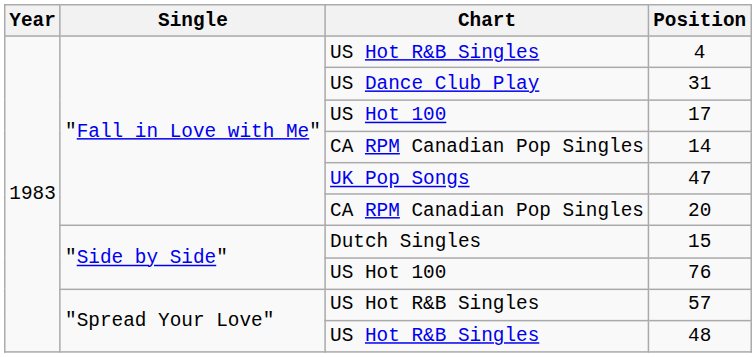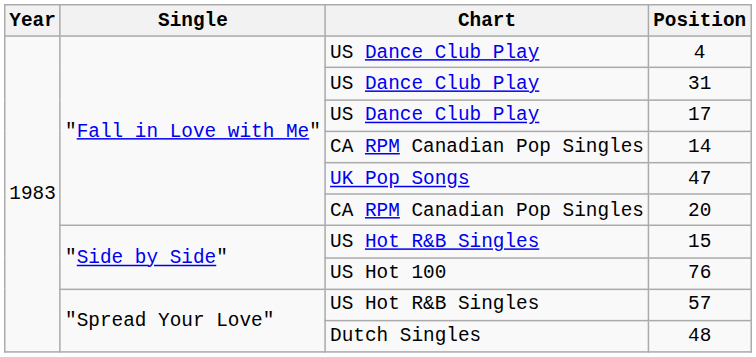(435, 52) US Hot R&B Singles -> (435, 52) US Dance Club Play
(388, 115) US Hot 100 -> (435, 115) US Dance Club Play
(406, 242) Dutch Singles -> (435, 242) US Hot R&B Singles
(435, 336) US Hot R&B Singles -> (406, 336) Dutch Singles
